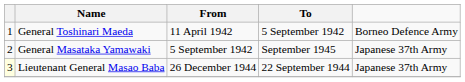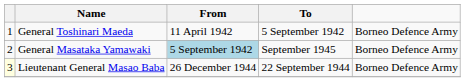(211, 49) no background -> (211, 49) lightblue background
(401, 49) Japanese 37th Army -> (406, 49) Borneo Defence Army
(401, 67) Japanese 37th Army -> (406, 67) Borneo Defence Army
